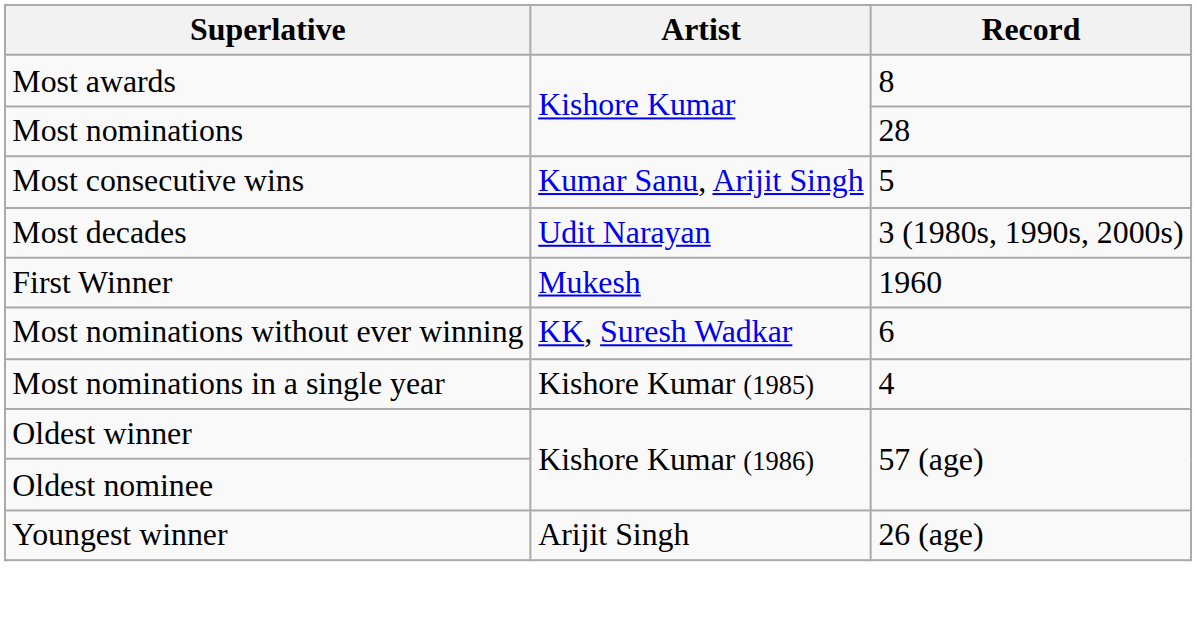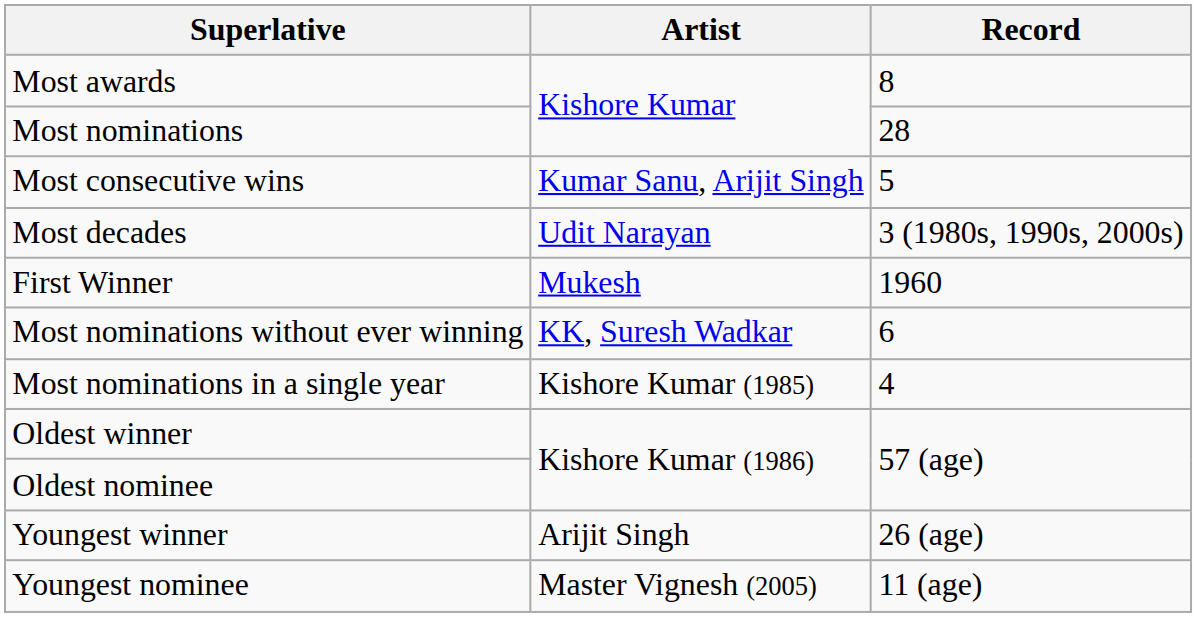+ row: (131, 585)
